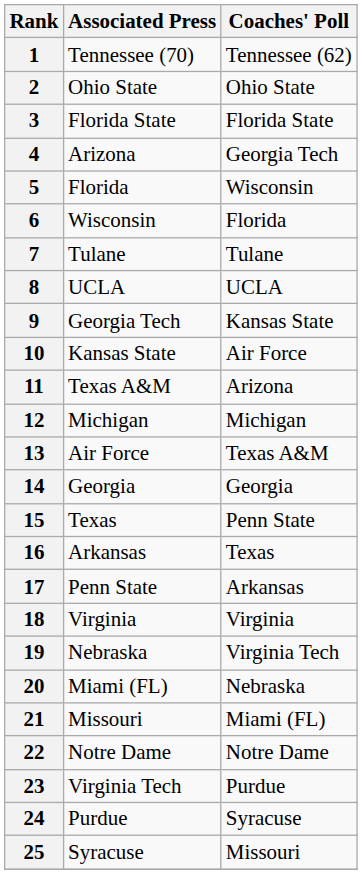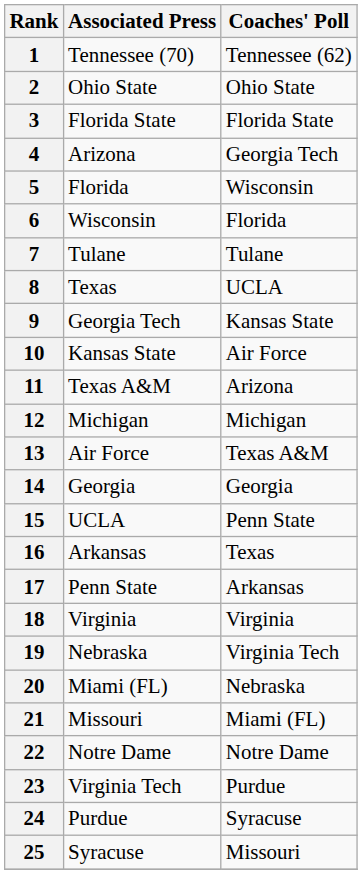(97, 287) UCLA -> (92, 287) Texas
(92, 519) Texas -> (97, 519) UCLA
